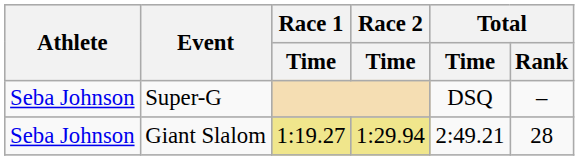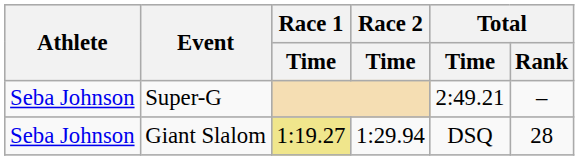(470, 98) DSQ -> (470, 98) 2:49.21
(390, 136) khaki background -> (390, 136) no background
(470, 136) 2:49.21 -> (470, 136) DSQ
